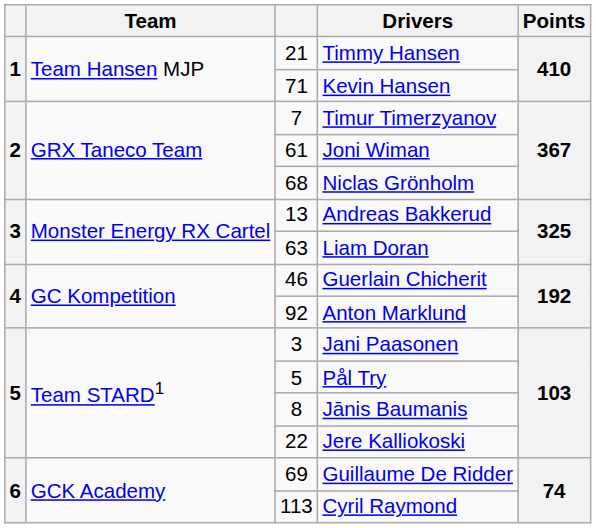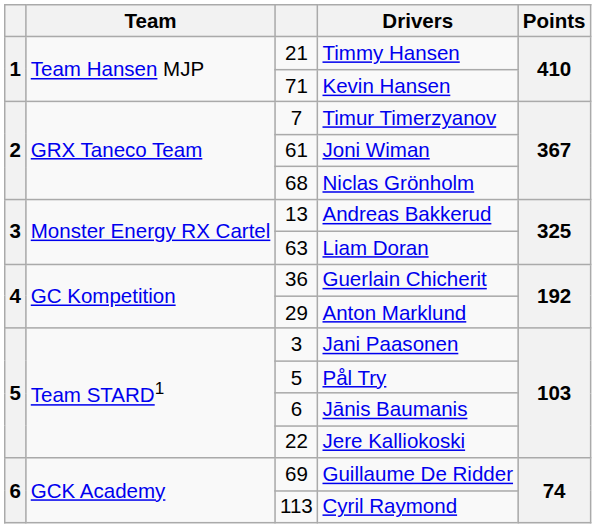(296, 279) 46 -> (296, 279) 36
(296, 312) 92 -> (296, 312) 29
(296, 409) 8 -> (296, 409) 6
